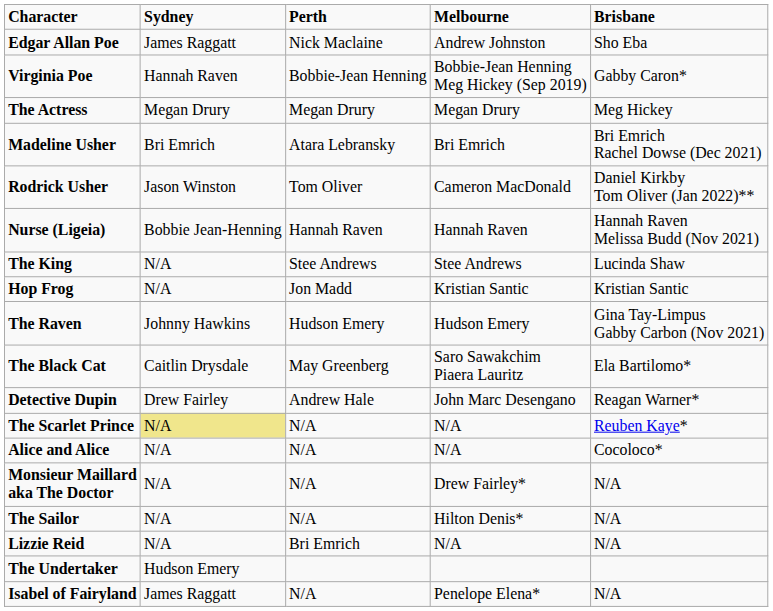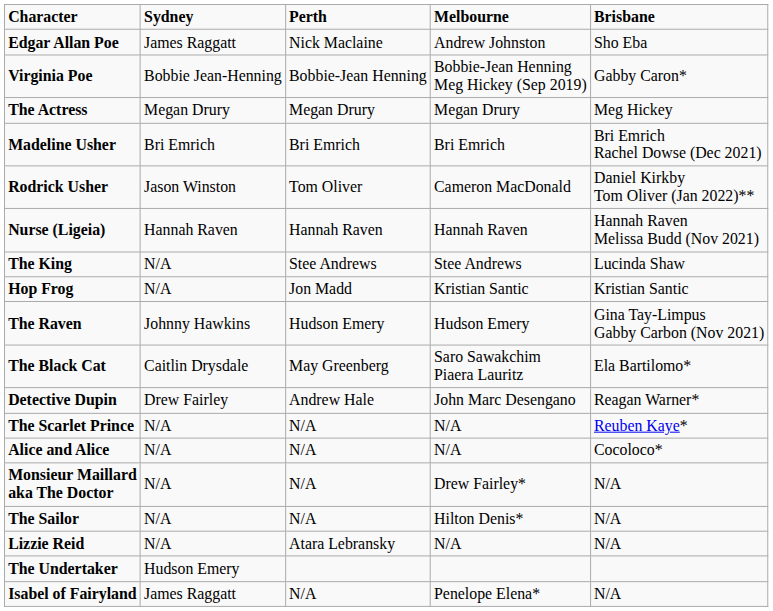(191, 76) Hannah Raven -> (213, 76) Bobbie Jean-Henning
(342, 144) Atara Lebransky -> (324, 144) Bri Emrich
(213, 230) Bobbie Jean-Henning -> (191, 230) Hannah Raven
(158, 425) khaki background -> (158, 425) no background
(324, 543) Bri Emrich -> (342, 543) Atara Lebransky
